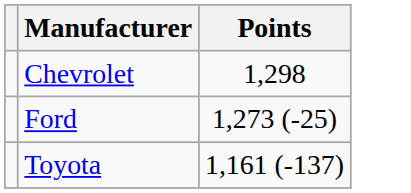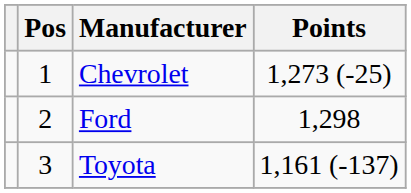+ column: (45, 27)
(274, 73) 1,298 -> (329, 73) 1,273 (-25)
(274, 119) 1,273 (-25) -> (329, 119) 1,298
